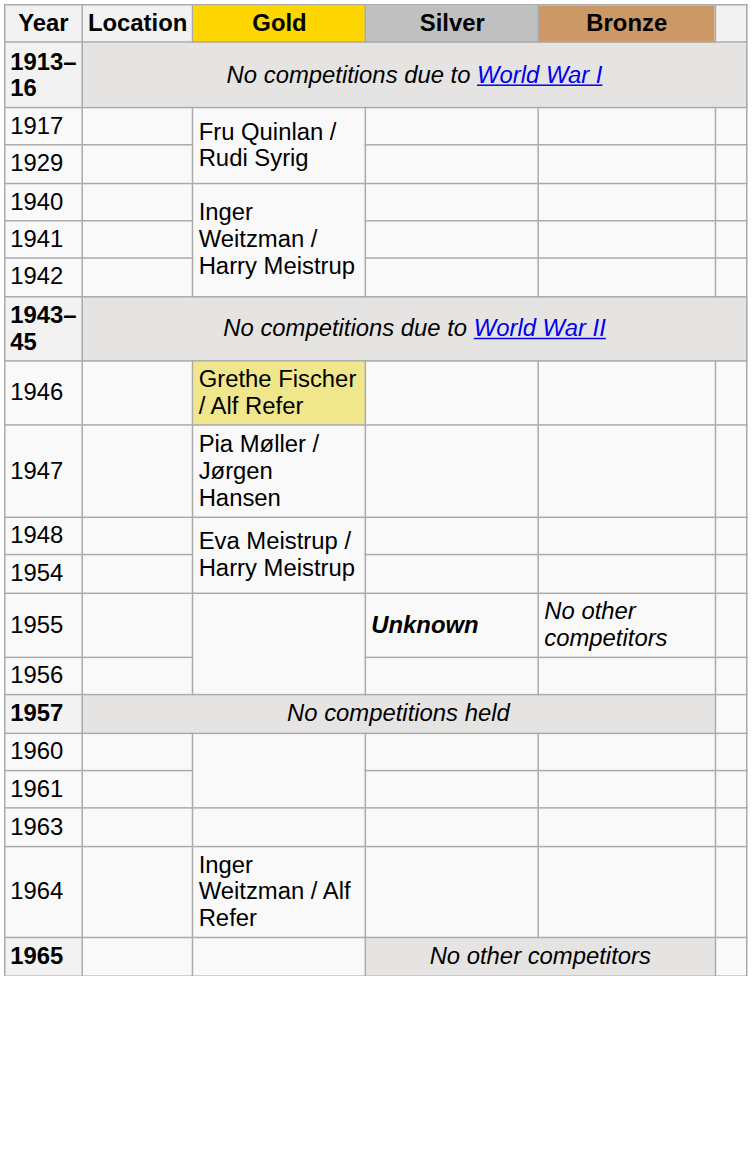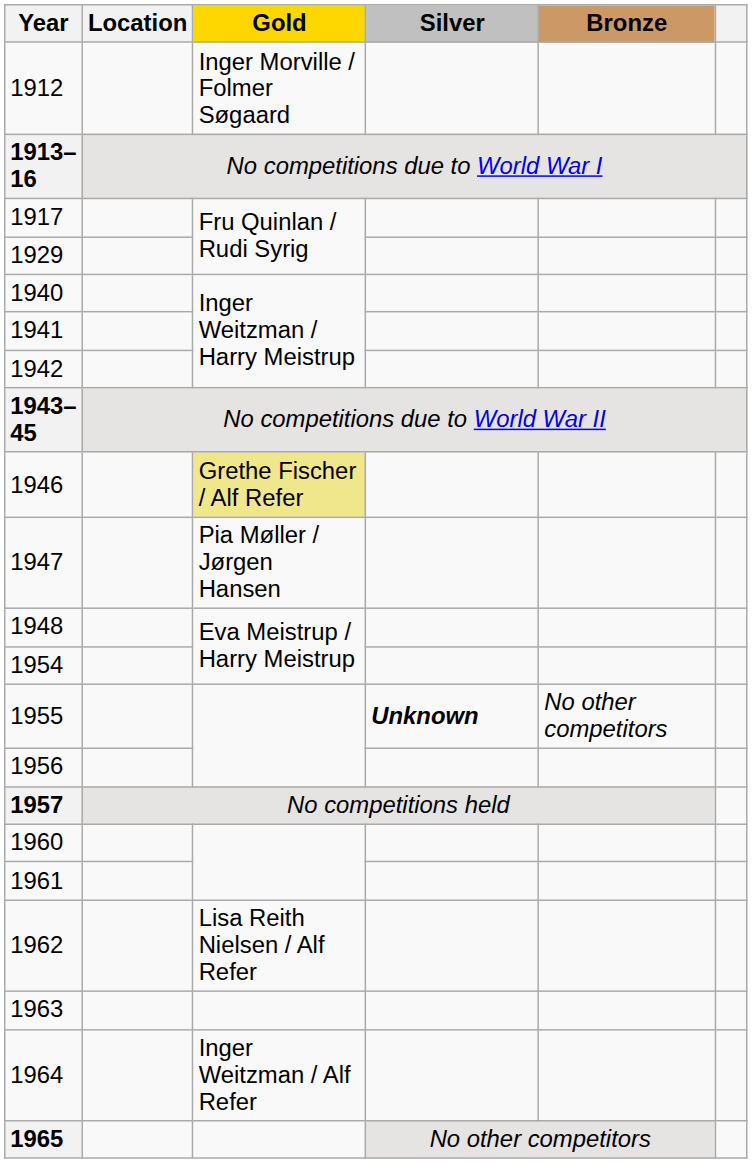+ row: (37, 88)
+ row: (37, 945)
